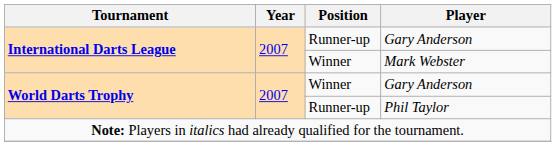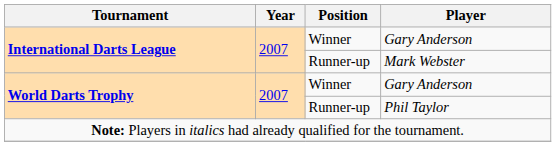(339, 38) Runner-up -> (330, 38) Winner
(330, 61) Winner -> (339, 61) Runner-up
